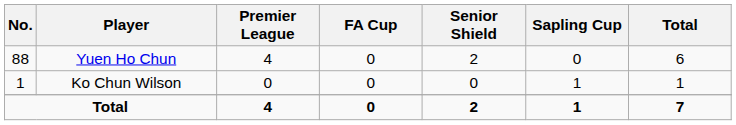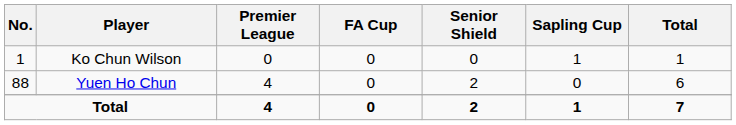rows swapped: (126, 58) <-> (126, 82)
